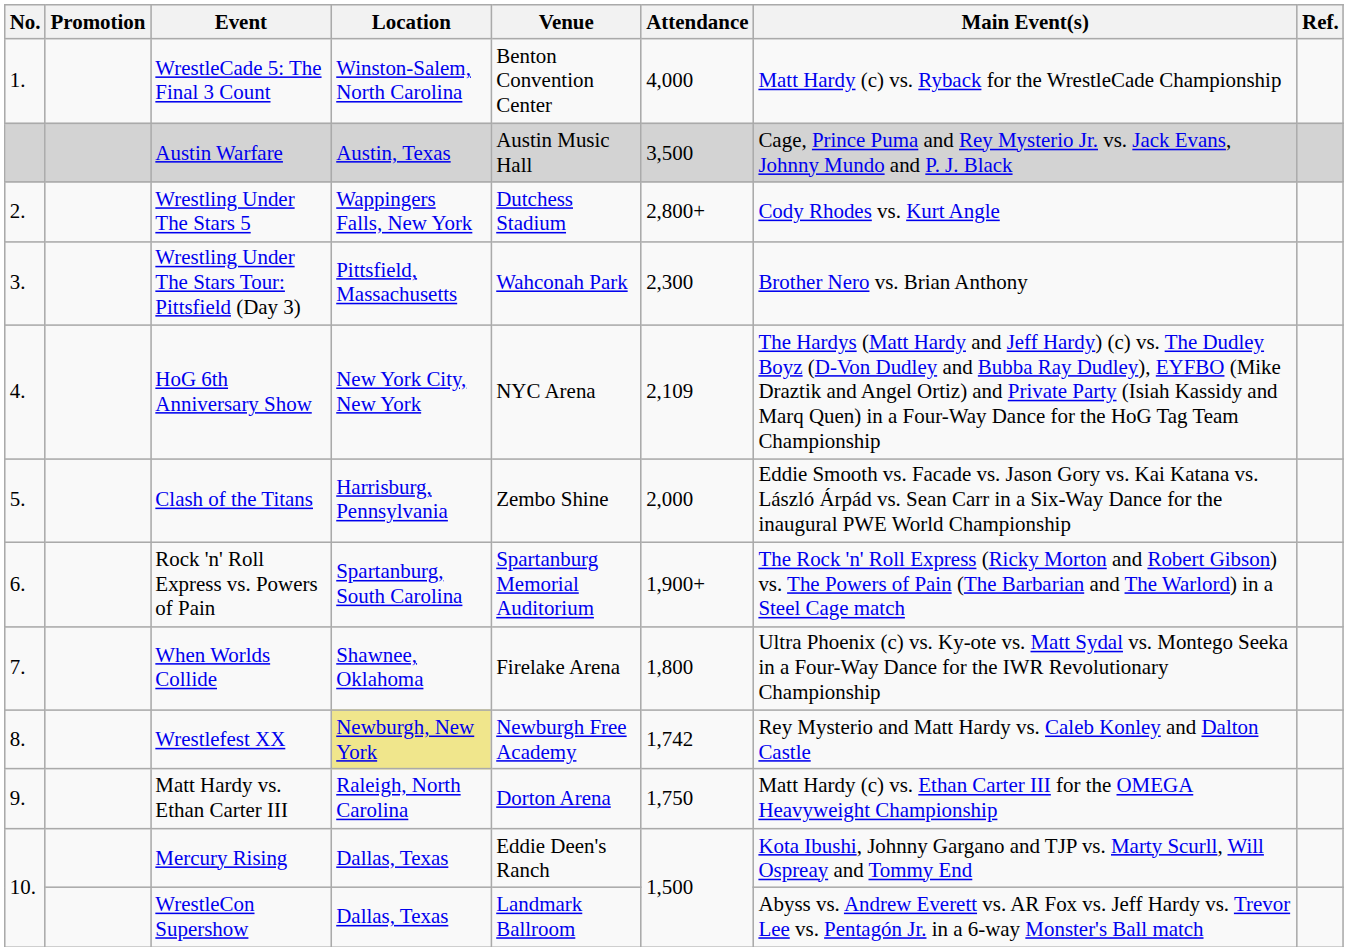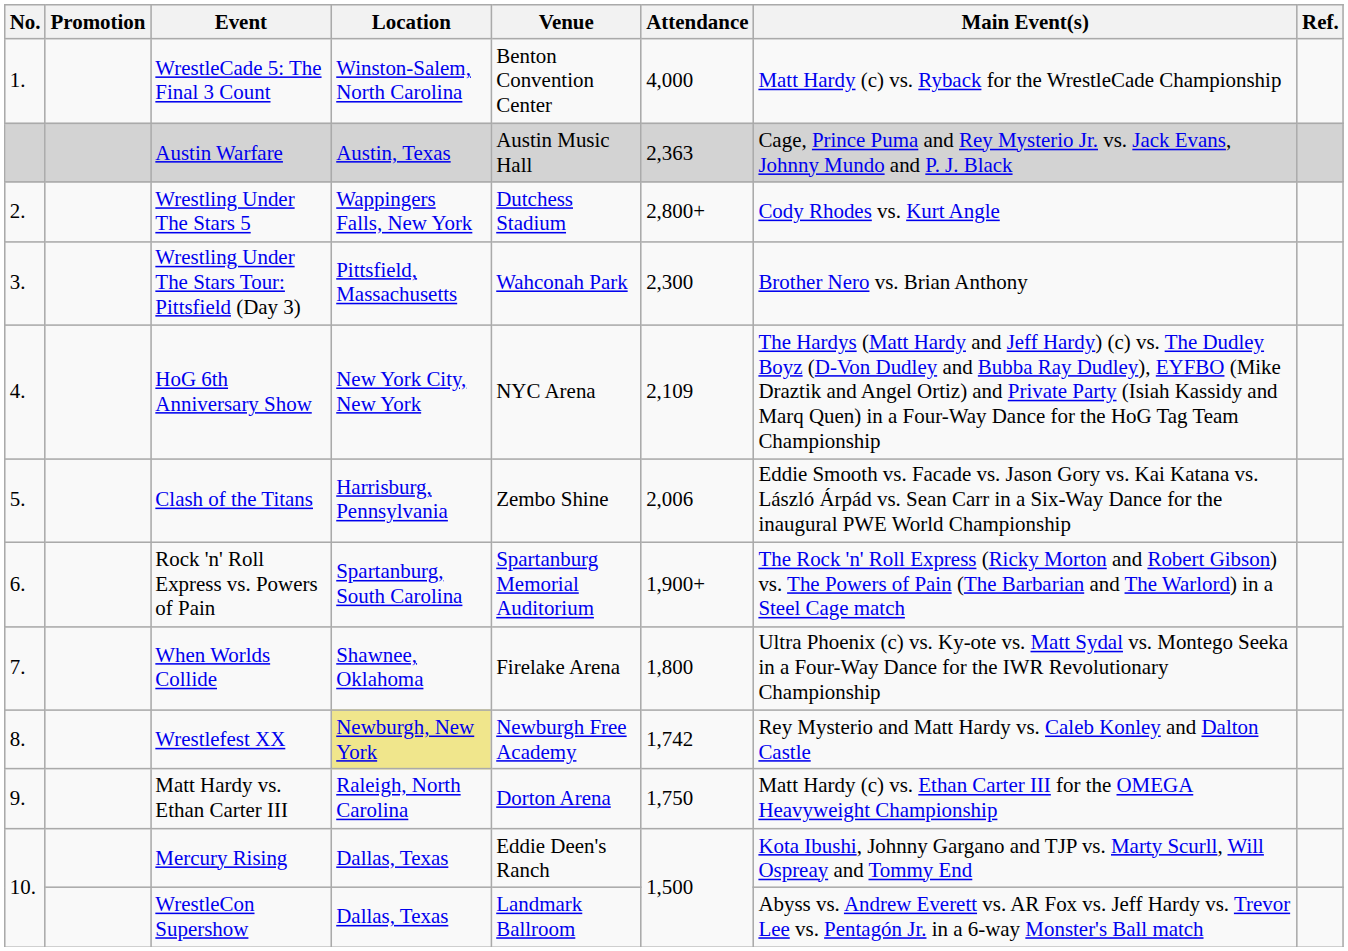(670, 152) 3,500 -> (670, 152) 2,363
(670, 499) 2,000 -> (670, 499) 2,006
